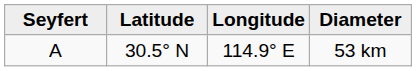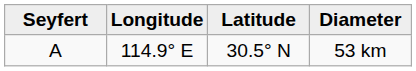columns swapped: (157, 19) <-> (259, 19)
